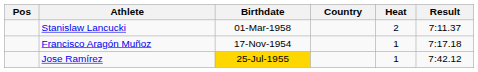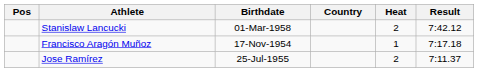(445, 28) 7:11.37 -> (445, 28) 7:42.12
(263, 59) gold background -> (263, 59) no background
(396, 59) 1 -> (396, 59) 2
(445, 59) 7:42.12 -> (445, 59) 7:11.37
